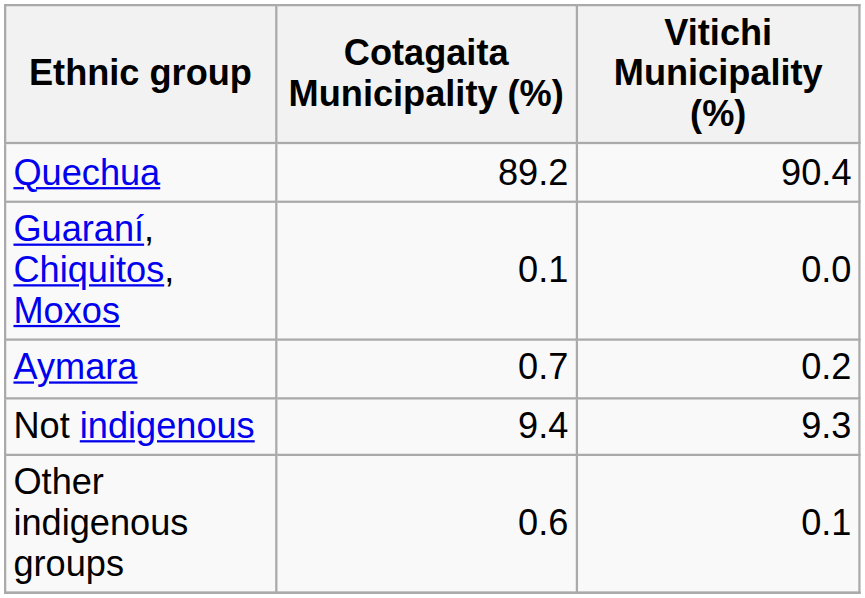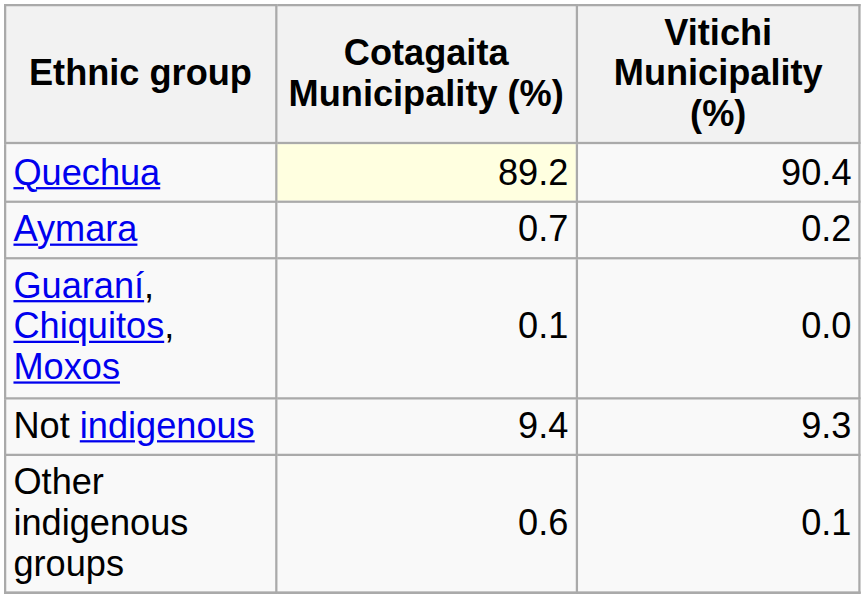(533, 171) no background -> (533, 171) lightyellow background
rows swapped: (75, 367) <-> (94, 269)
